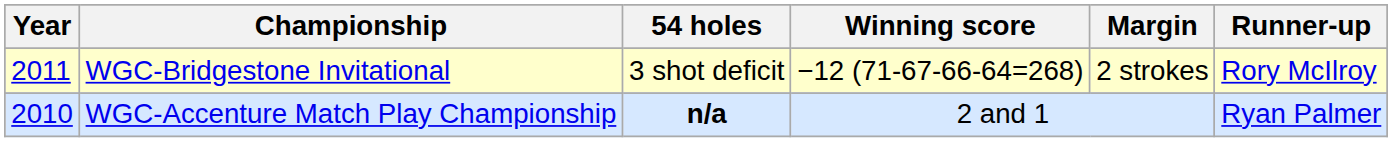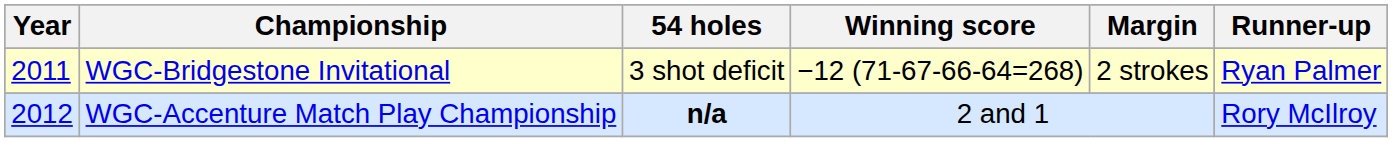(1299, 70) Rory McIlroy -> (1301, 70) Ryan Palmer
(42, 114) 2010 -> (42, 114) 2012
(1301, 114) Ryan Palmer -> (1299, 114) Rory McIlroy
